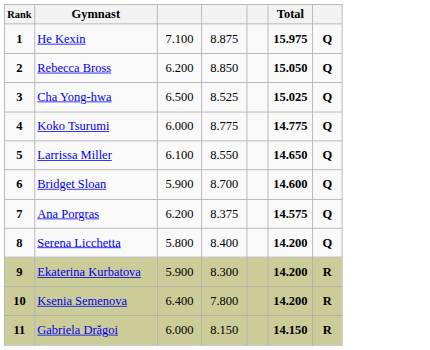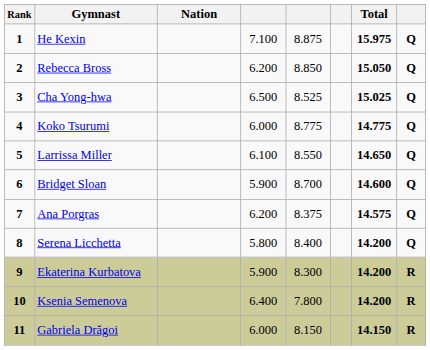+ column: (199, 14)
